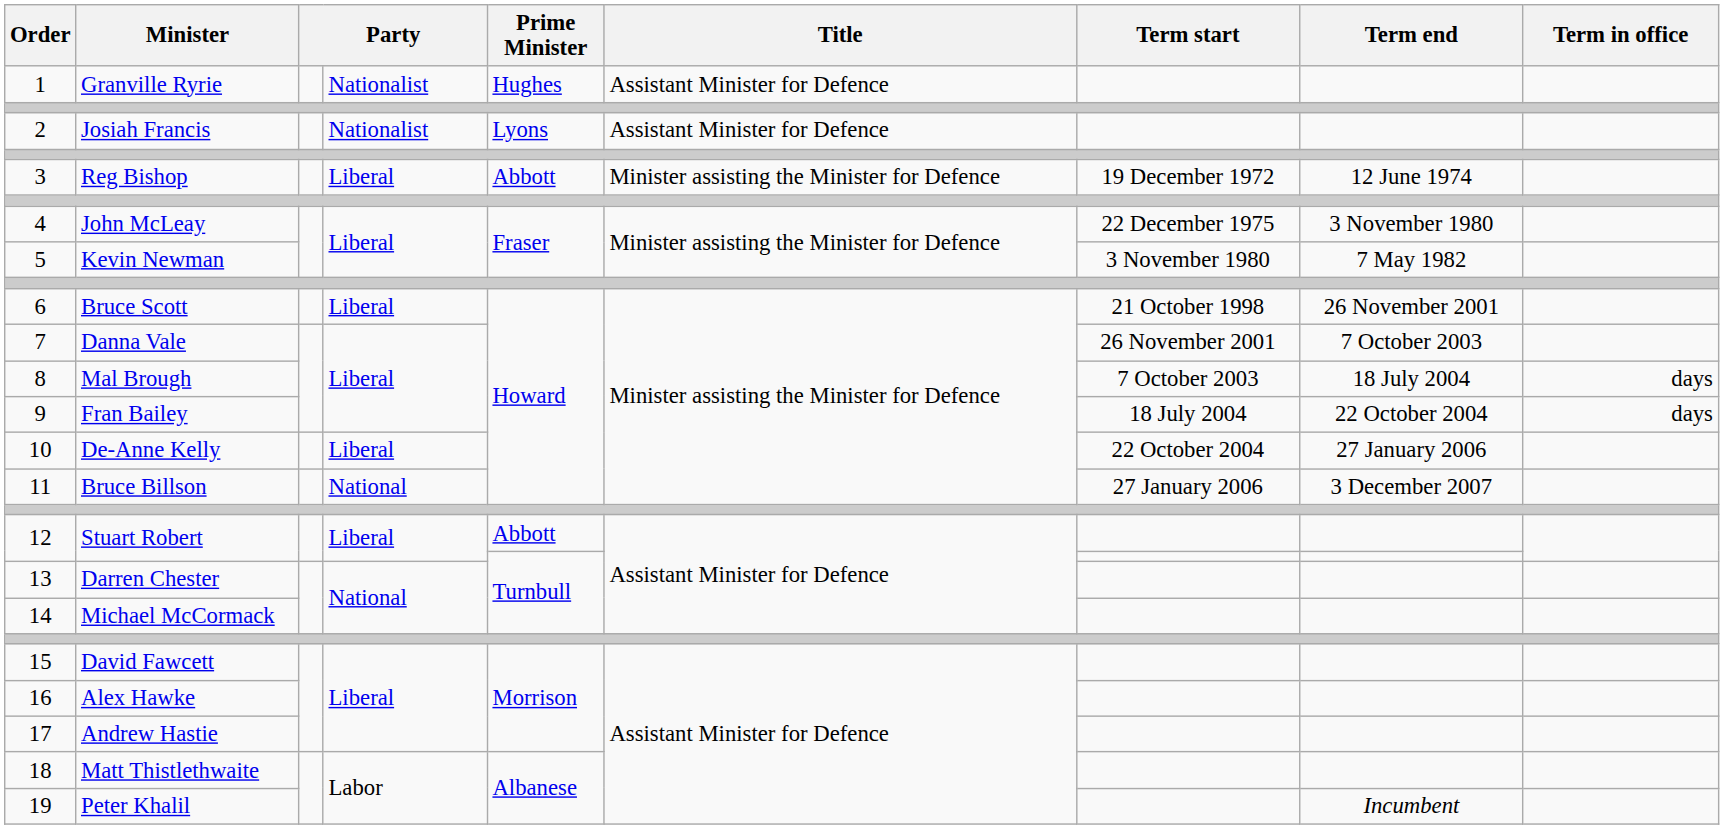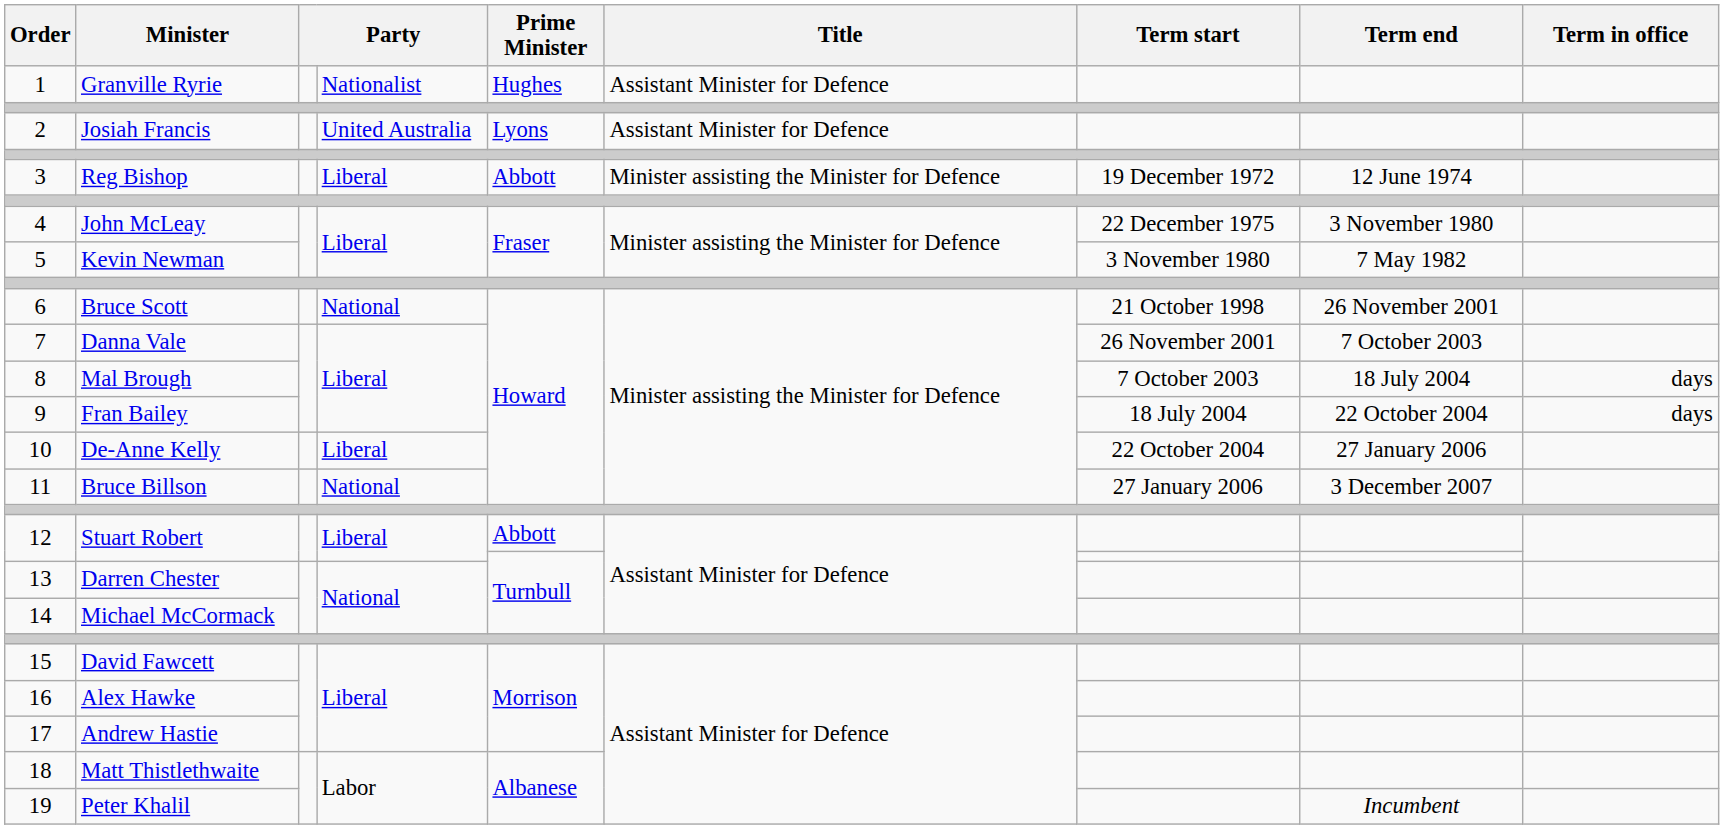(378, 130) Nationalist -> (396, 130) United Australia
(361, 306) Liberal -> (361, 306) National
